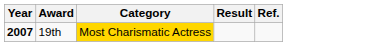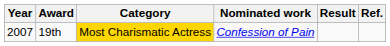+ column: (265, 13)
(20, 32) bold -> (20, 32) normal
